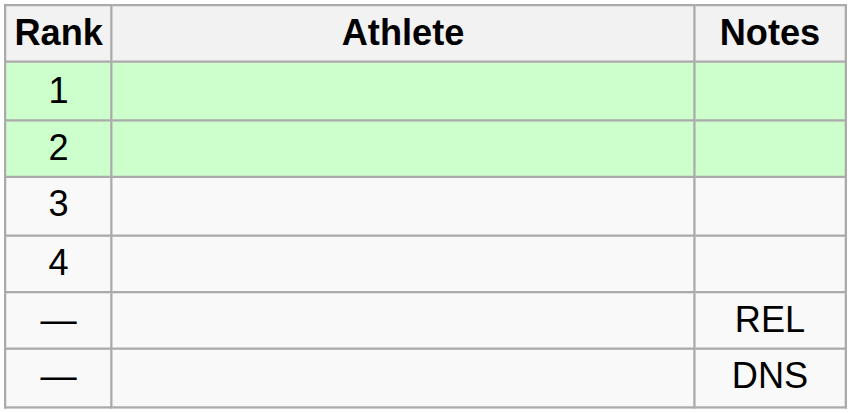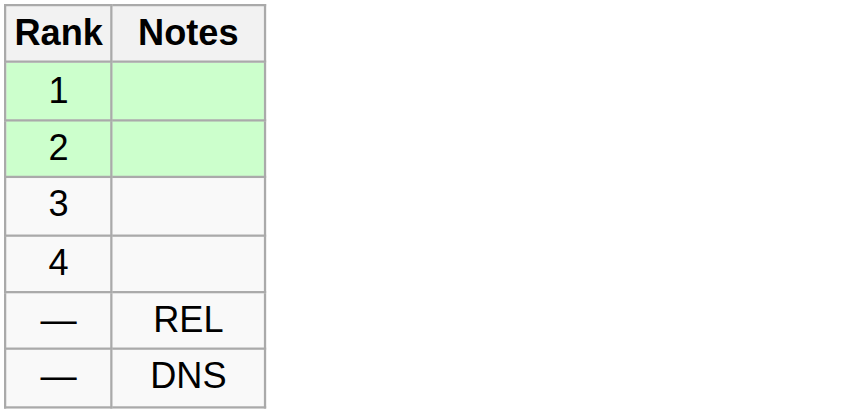- column: (403, 33)
